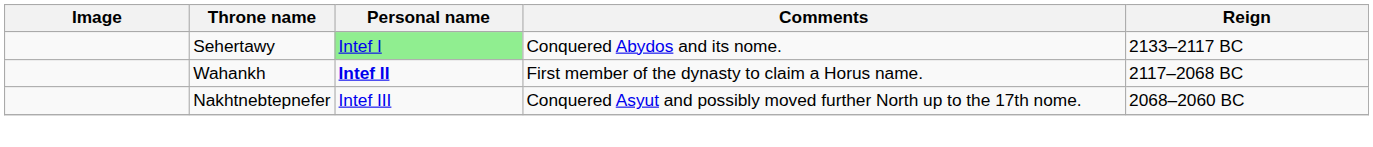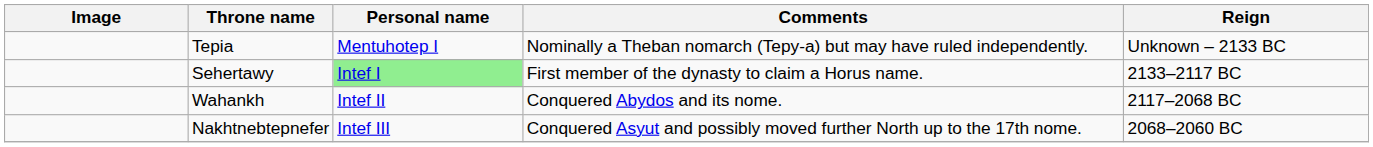+ row: (213, 45)
(654, 45) Conquered Abydos and its nome. -> (725, 73) First member of the dynasty to claim a Horus name.
(364, 73) bold -> (361, 100) normal
(725, 73) First member of the dynasty to claim a Horus name. -> (654, 100) Conquered Abydos and its nome.
